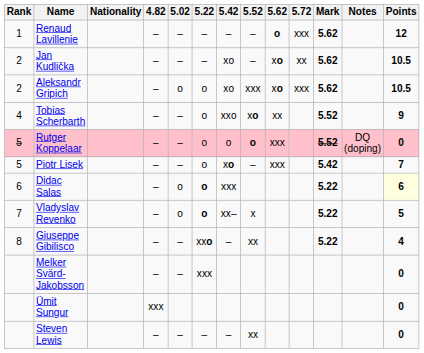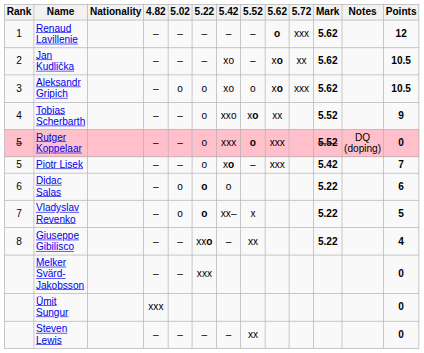(19, 88) 2 -> (19, 88) 3
(253, 88) xxx -> (253, 88) o
(229, 143) o -> (229, 143) xxx
(229, 186) xxx -> (229, 186) o
(401, 186) lightyellow background -> (401, 186) no background
